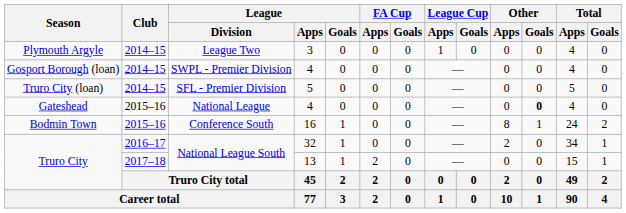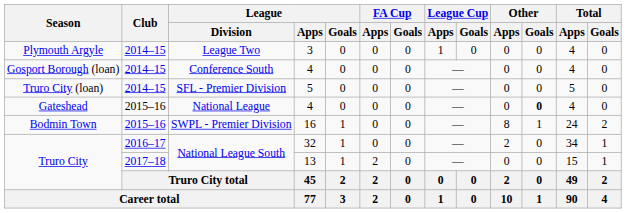(231, 69) SWPL - Premier Division -> (231, 69) Conference South
(231, 124) Conference South -> (231, 124) SWPL - Premier Division
